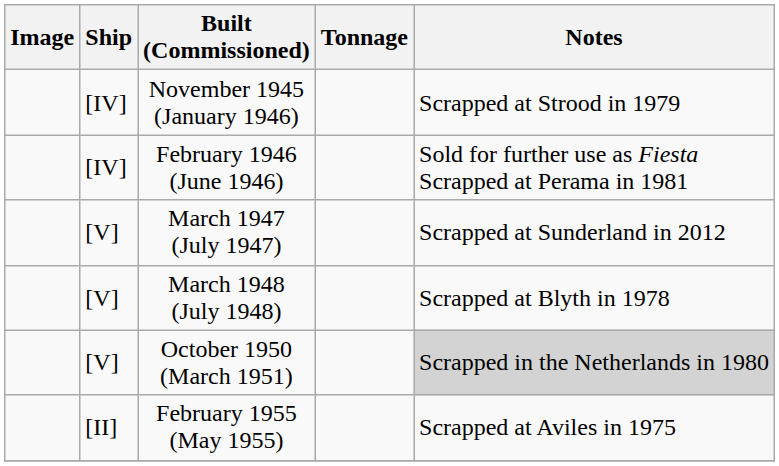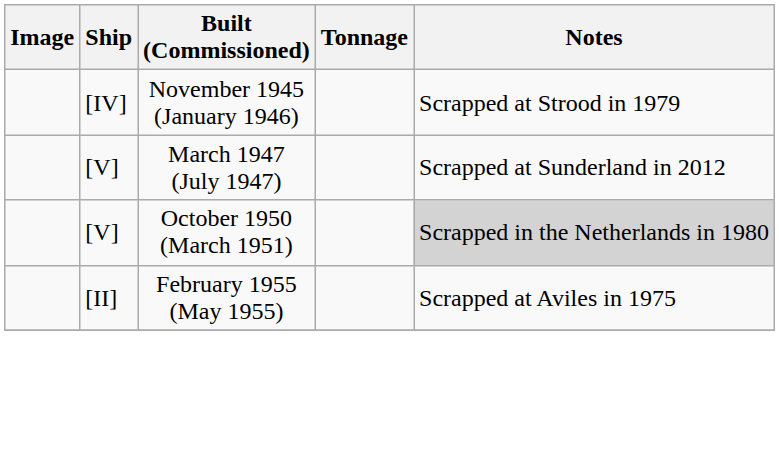- row: (226, 167)
- row: (226, 297)
